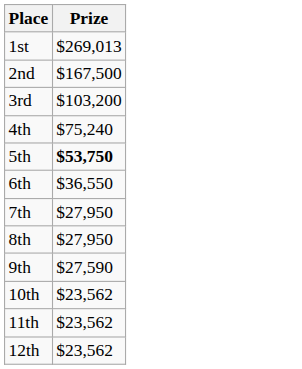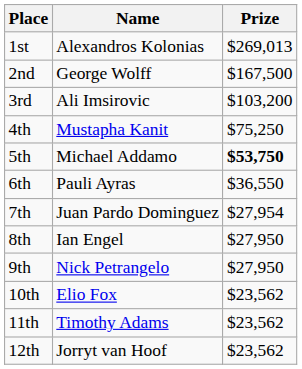+ column: (138, 18)
(85, 128) $75,240 -> (255, 128) $75,250
(85, 211) $27,950 -> (255, 211) $27,954
(85, 267) $27,590 -> (255, 267) $27,950
